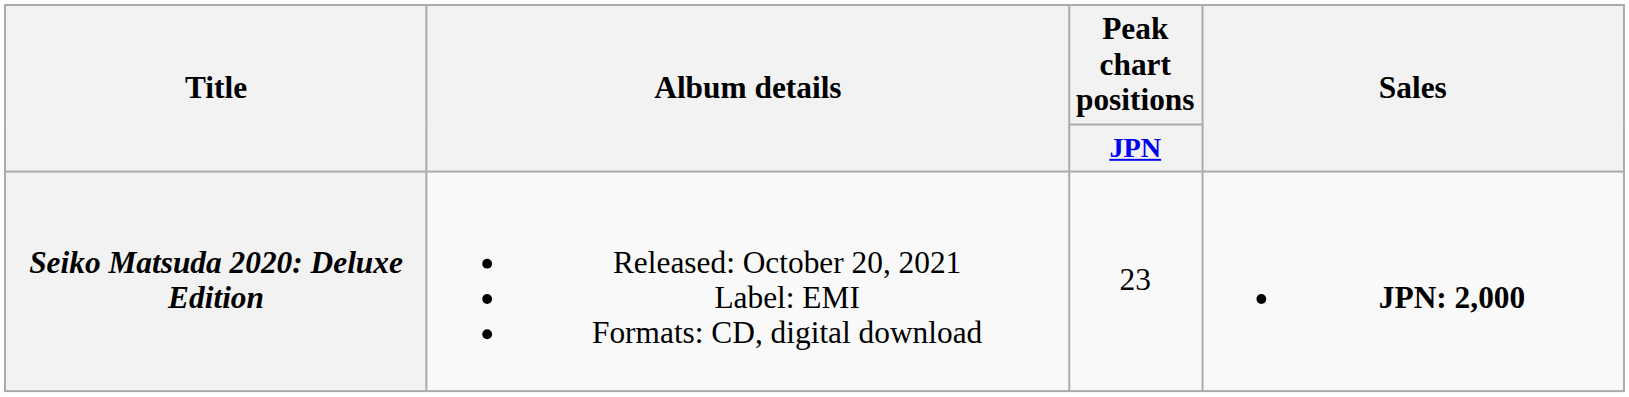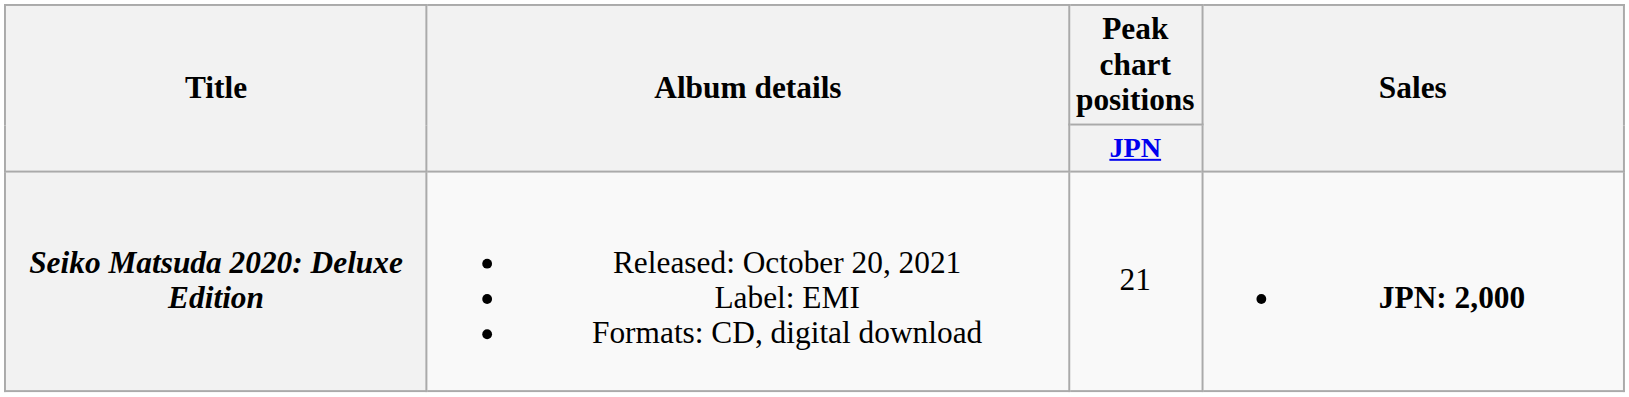(1135, 280) 23 -> (1135, 280) 21
